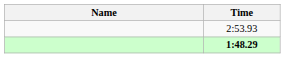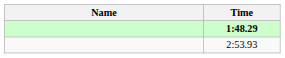rows swapped: (242, 45) <-> (242, 28)
